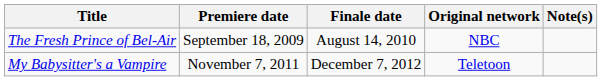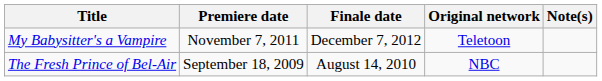rows swapped: (92, 40) <-> (87, 64)
